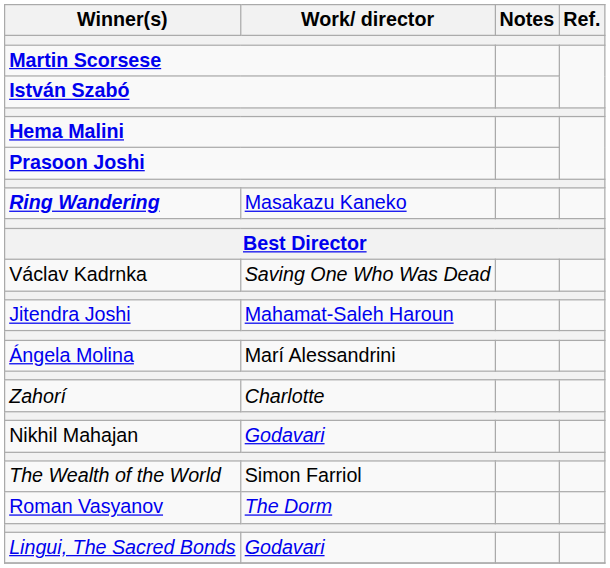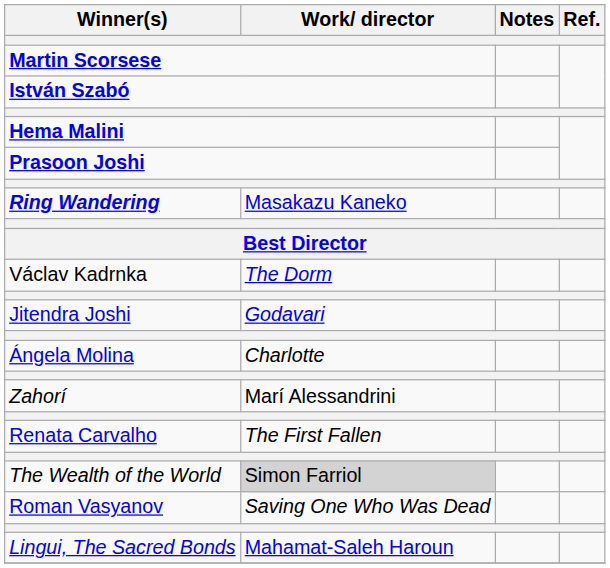(368, 274) Saving One Who Was Dead -> (288, 274) The Dorm
(349, 315) Mahamat-Saleh Haroun -> (285, 315) Godavari
(320, 355) Marí Alessandrini -> (285, 355) Charlotte
(285, 395) Charlotte -> (320, 395) Marí Alessandrini
+ row: (83, 435)
- row: (74, 435)
(303, 476) no background -> (303, 476) lightgrey background
(288, 507) The Dorm -> (368, 507) Saving One Who Was Dead
(285, 547) Godavari -> (349, 547) Mahamat-Saleh Haroun
